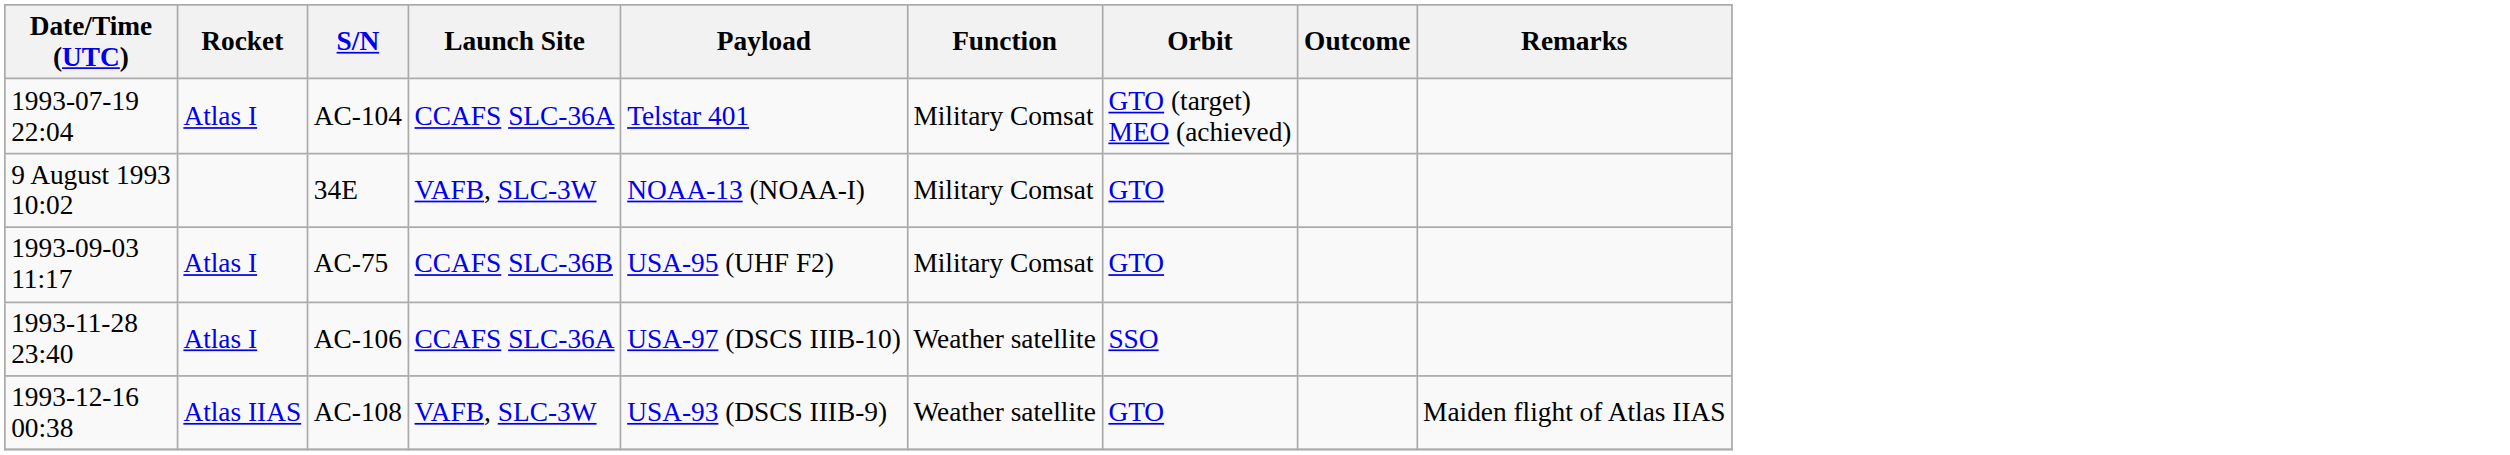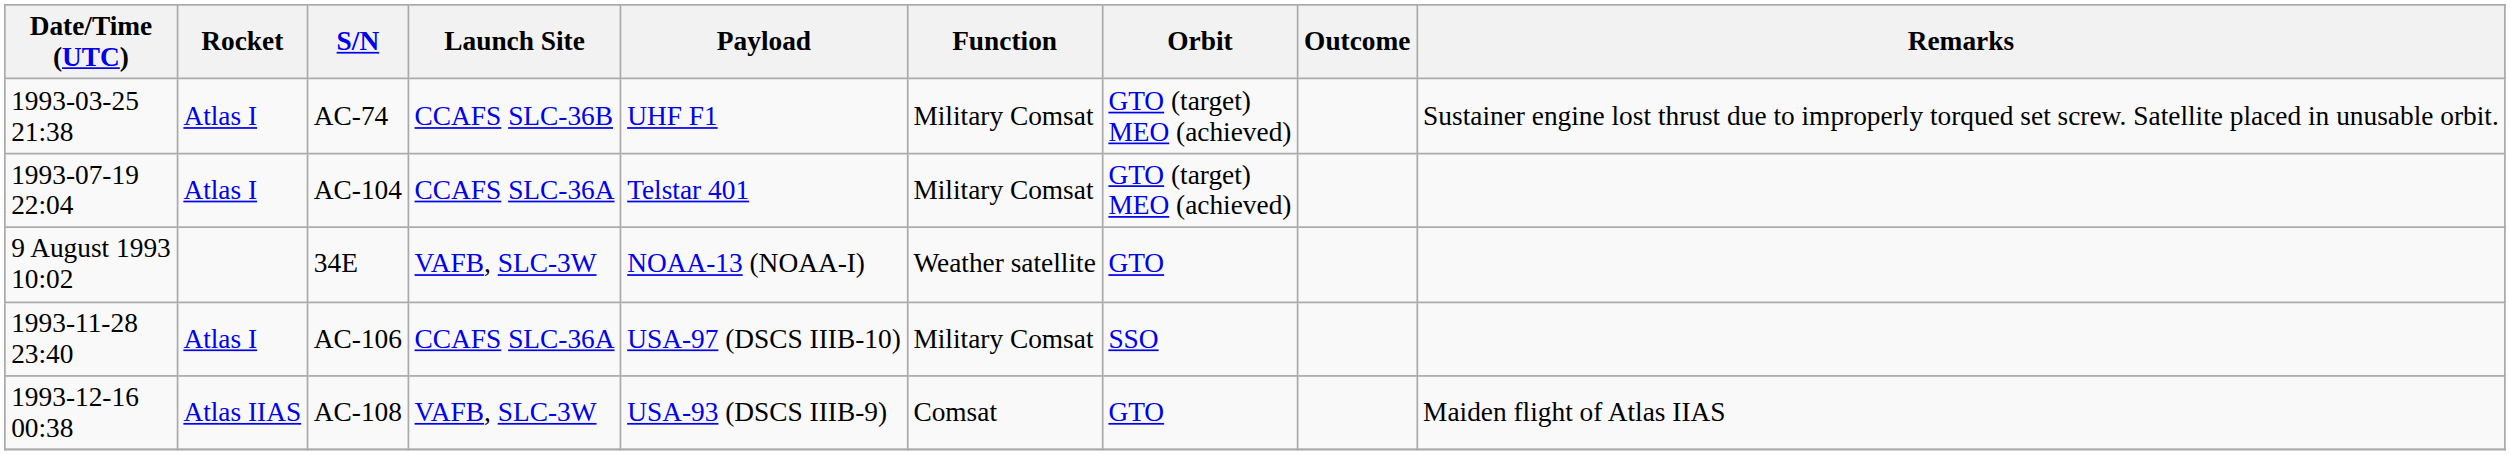+ row: (351, 115)
(1003, 189) Military Comsat -> (1005, 264) Weather satellite
- row: (351, 264)
(1005, 338) Weather satellite -> (1003, 338) Military Comsat
(1005, 412) Weather satellite -> (955, 412) Comsat
